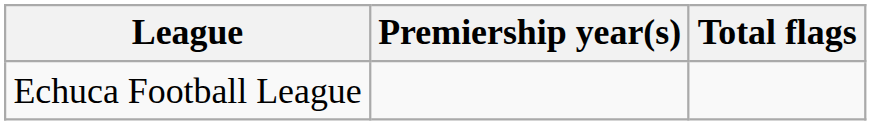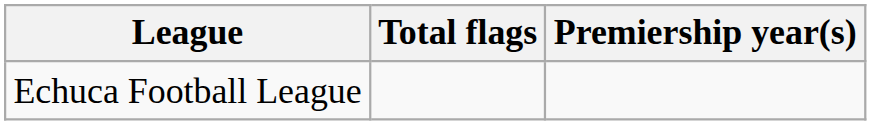columns swapped: (777, 32) <-> (530, 32)
